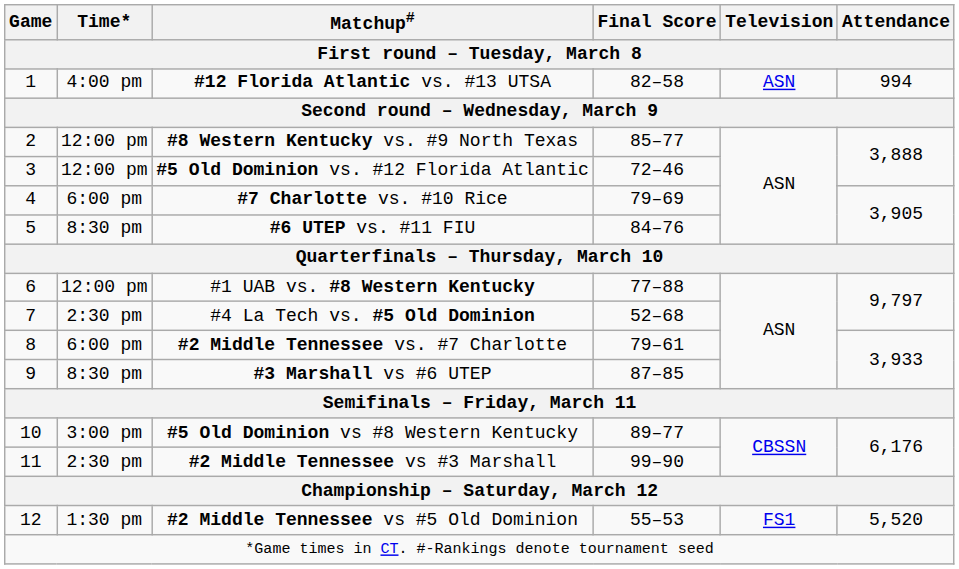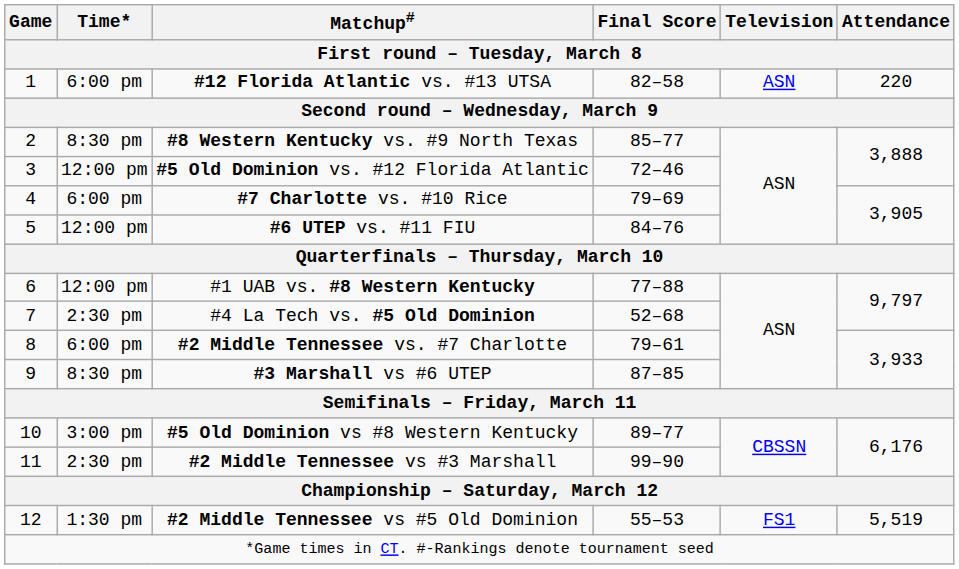(104, 84) 4:00 pm -> (104, 84) 6:00 pm
(896, 84) 994 -> (896, 84) 220
(104, 142) 12:00 pm -> (104, 142) 8:30 pm
(104, 229) 8:30 pm -> (104, 229) 12:00 pm
(896, 520) 5,520 -> (896, 520) 5,519
